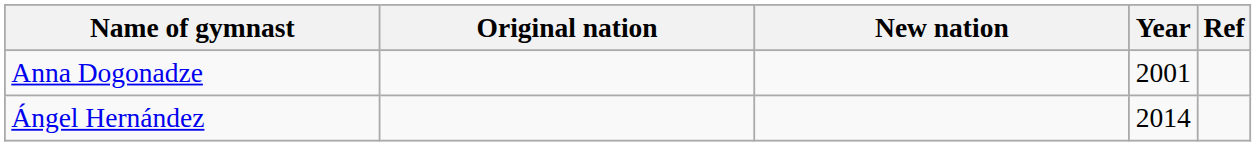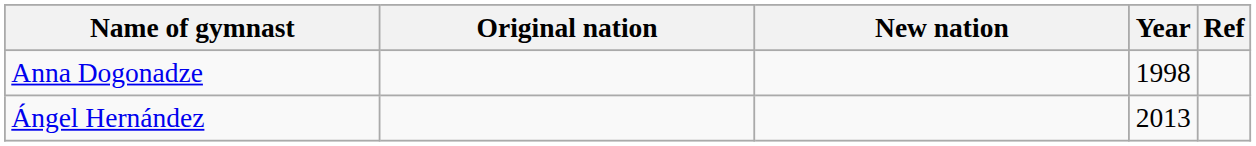(1163, 72) 2001 -> (1163, 72) 1998
(1163, 118) 2014 -> (1163, 118) 2013
